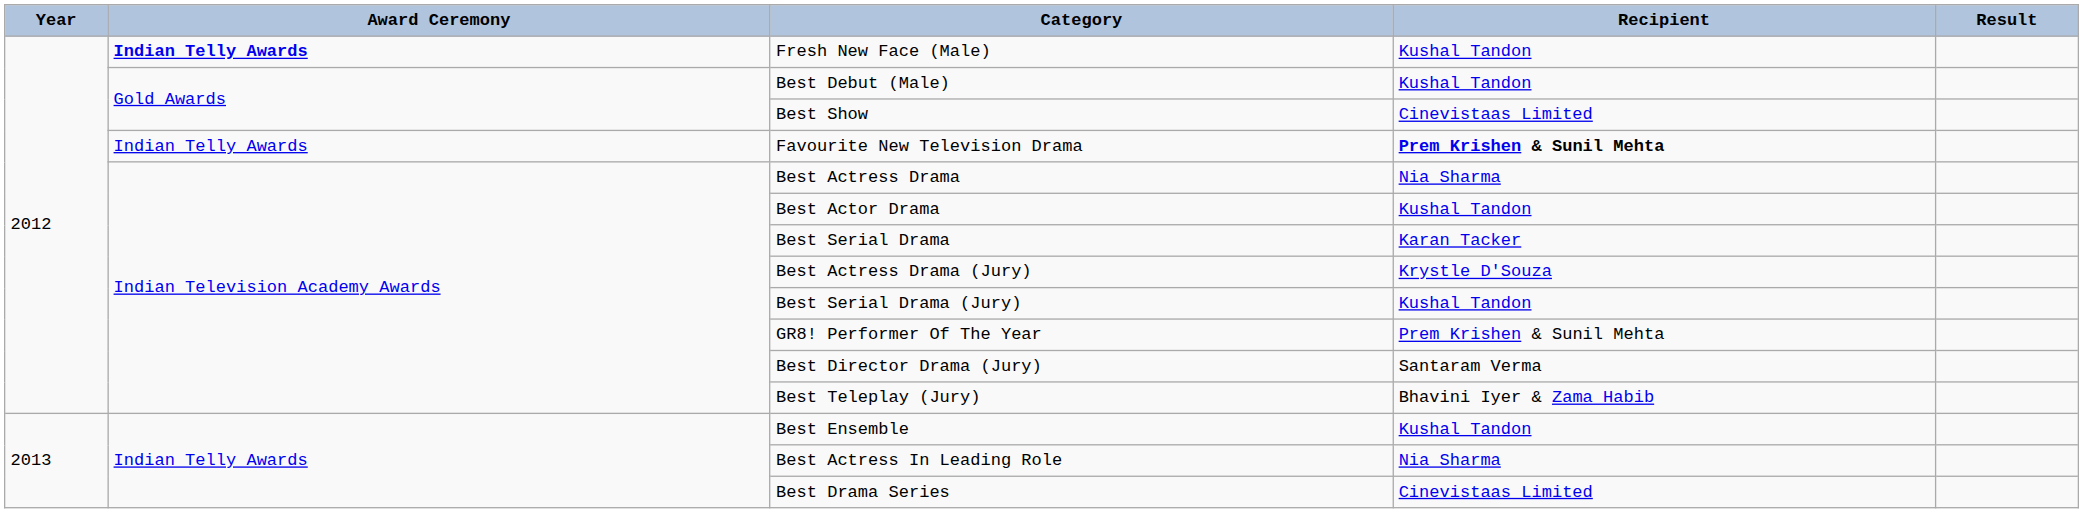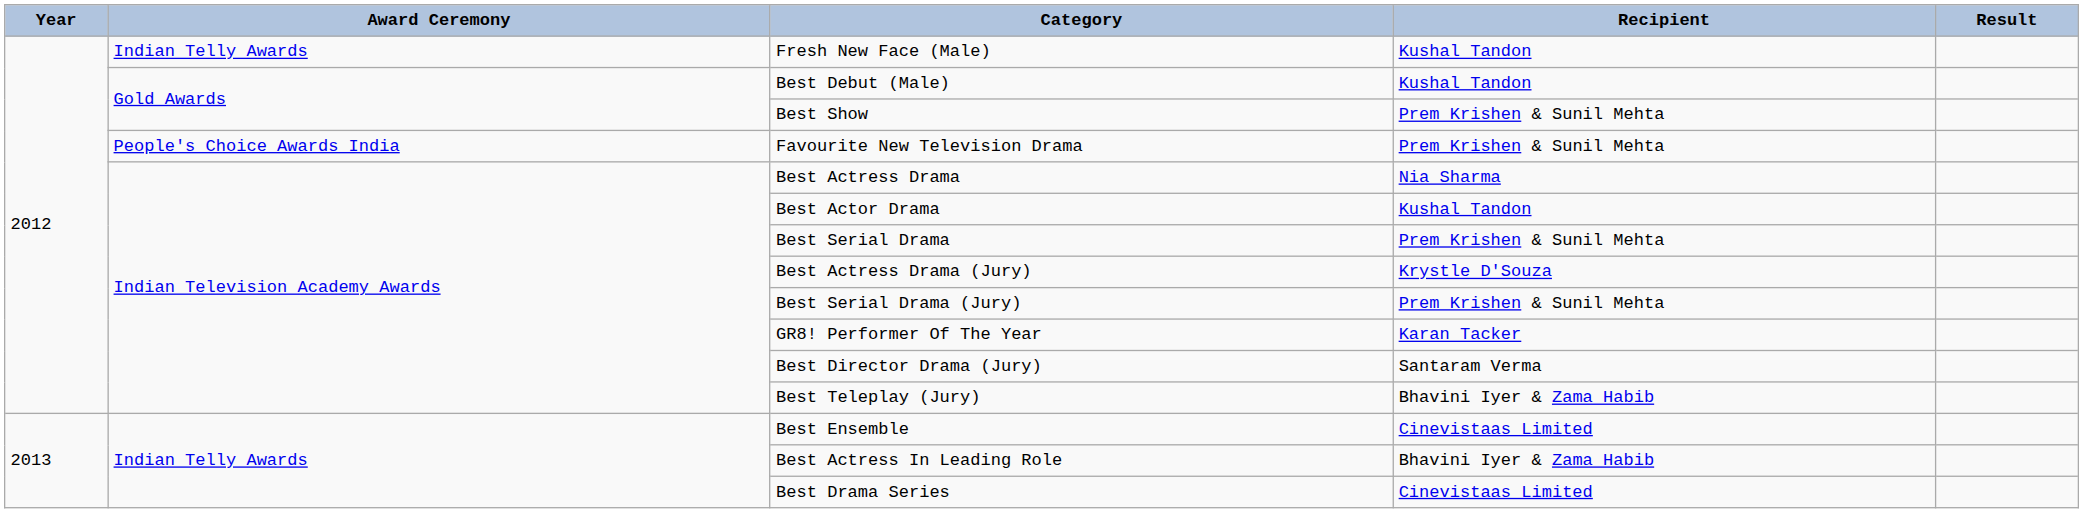(211, 52) bold -> (211, 52) normal
(1496, 115) Cinevistaas Limited -> (1532, 115) Prem Krishen & Sunil Mehta
(211, 146) Indian Telly Awards -> (257, 146) People's Choice Awards India
(1532, 146) bold -> (1532, 146) normal
(1460, 240) Karan Tacker -> (1532, 240) Prem Krishen & Sunil Mehta
(1465, 303) Kushal Tandon -> (1532, 303) Prem Krishen & Sunil Mehta
(1532, 335) Prem Krishen & Sunil Mehta -> (1460, 335) Karan Tacker
(1465, 429) Kushal Tandon -> (1496, 429) Cinevistaas Limited
(1450, 461) Nia Sharma -> (1526, 461) Bhavini Iyer & Zama Habib
